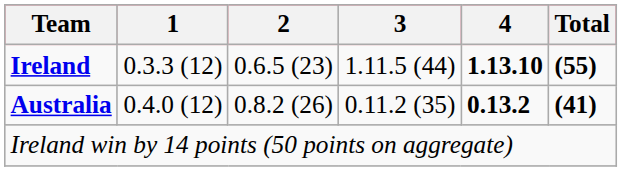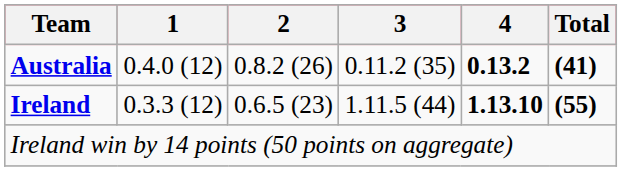rows swapped: (50, 64) <-> (61, 104)
